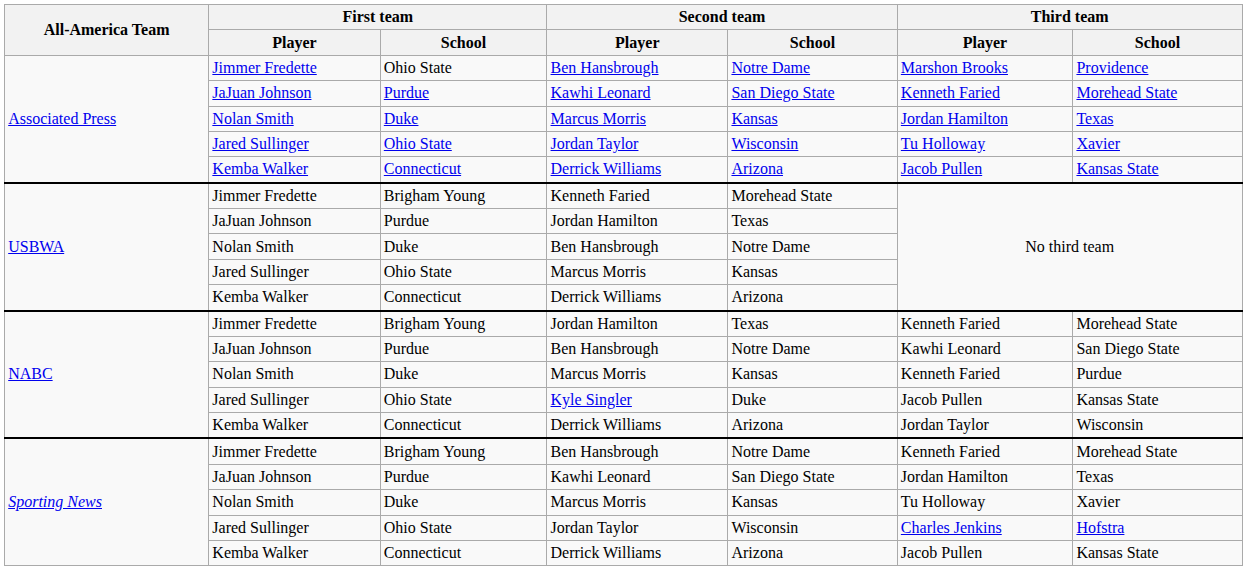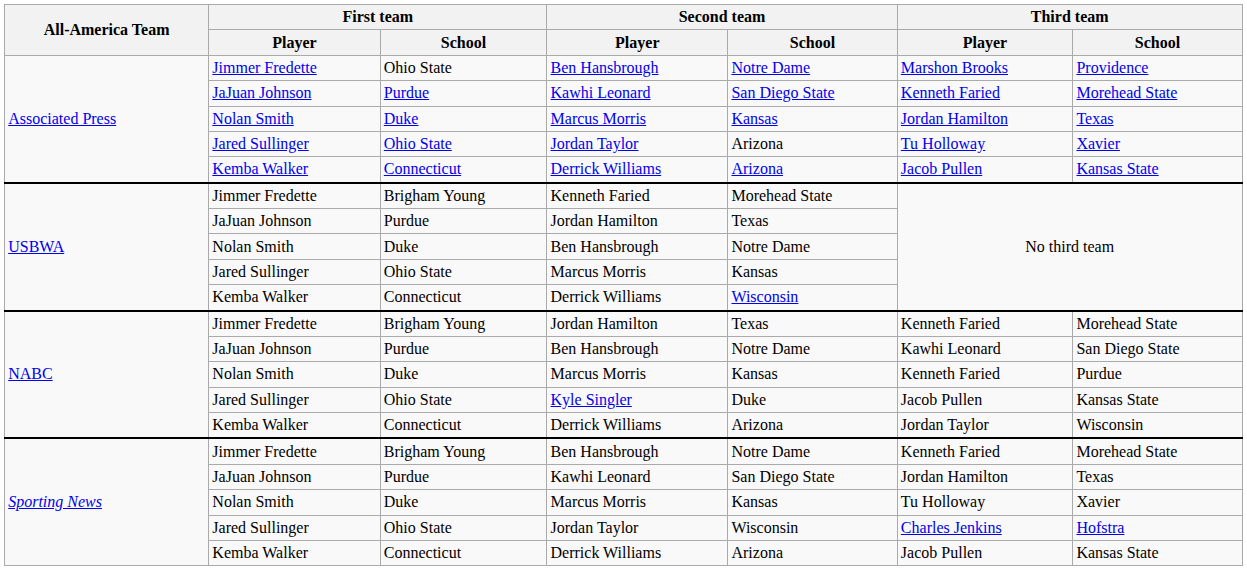(765, 144) Wisconsin -> (757, 144) Arizona
(757, 297) Arizona -> (765, 297) Wisconsin
